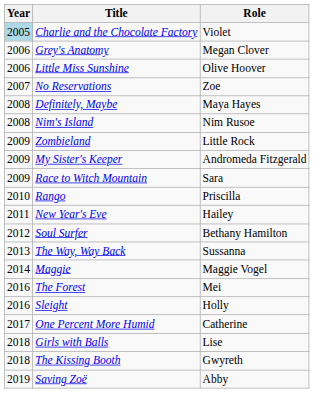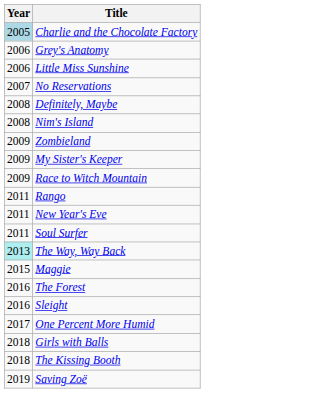- column: (255, 13)
(19, 196) 2010 -> (18, 196) 2011
(19, 232) 2012 -> (18, 232) 2011
(19, 251) no background -> (19, 251) paleturquoise background
(19, 269) 2014 -> (19, 269) 2015
